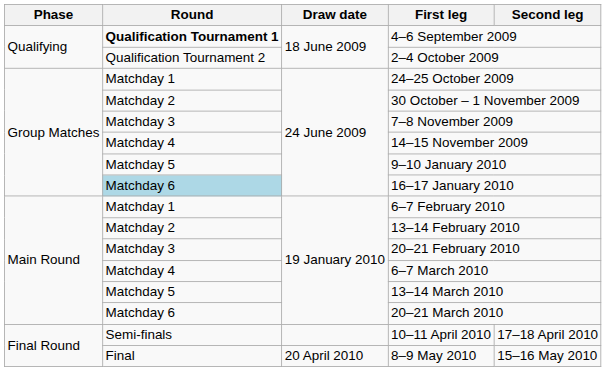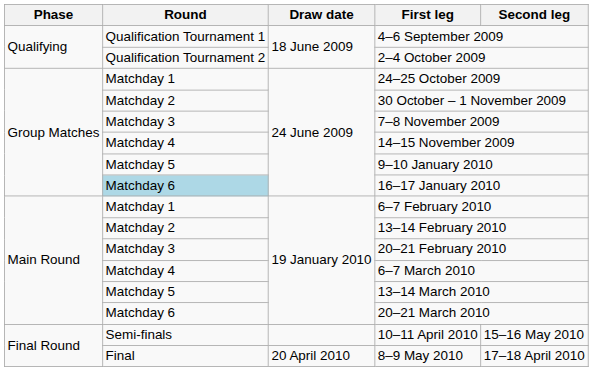(192, 36) bold -> (185, 36) normal
(548, 334) 17–18 April 2010 -> (534, 334) 15–16 May 2010
(547, 356) 15–16 May 2010 -> (534, 356) 17–18 April 2010
